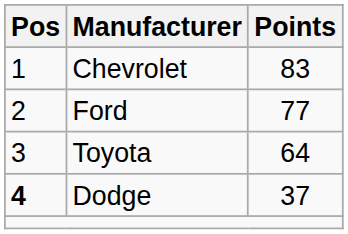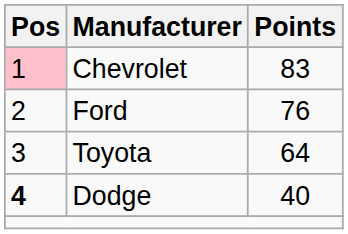(19, 69) no background -> (19, 69) pink background
(295, 111) 77 -> (295, 111) 76
(295, 196) 37 -> (295, 196) 40
